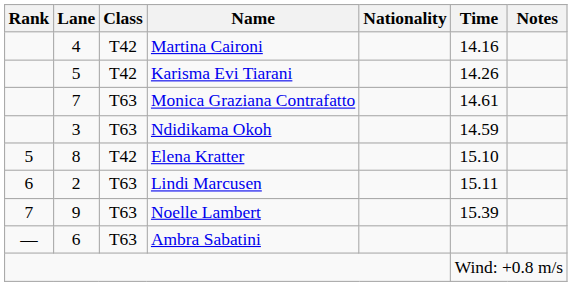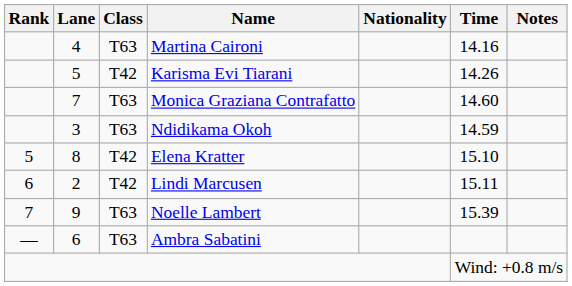(123, 45) T42 -> (123, 45) T63
(479, 101) 14.61 -> (479, 101) 14.60
(123, 184) T63 -> (123, 184) T42
